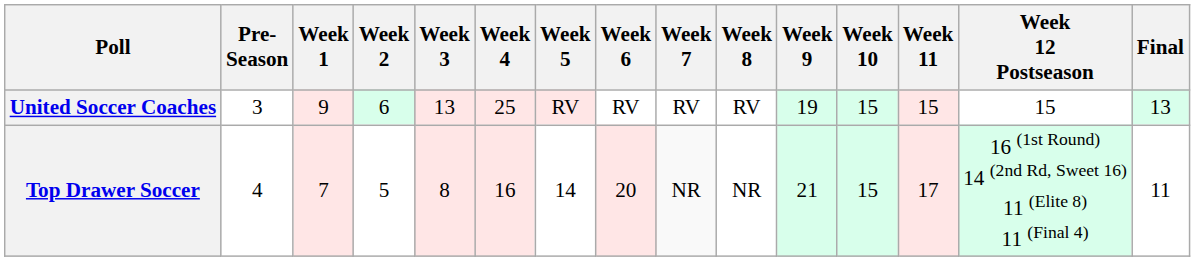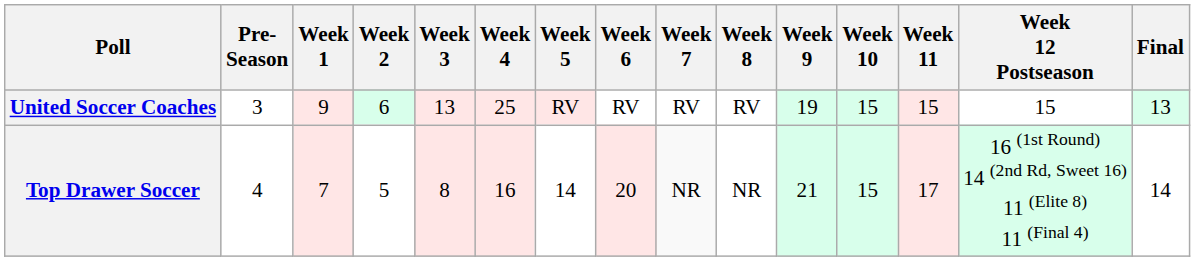(1160, 190) 11 -> (1160, 190) 14
